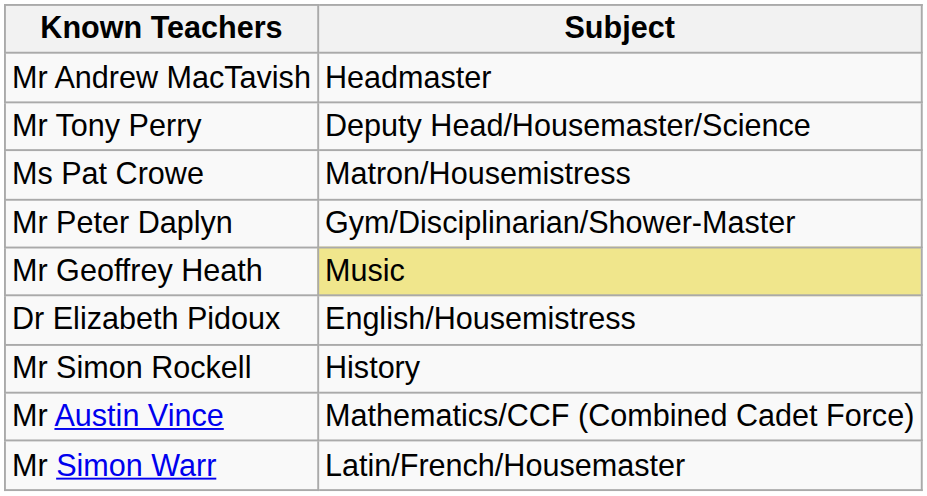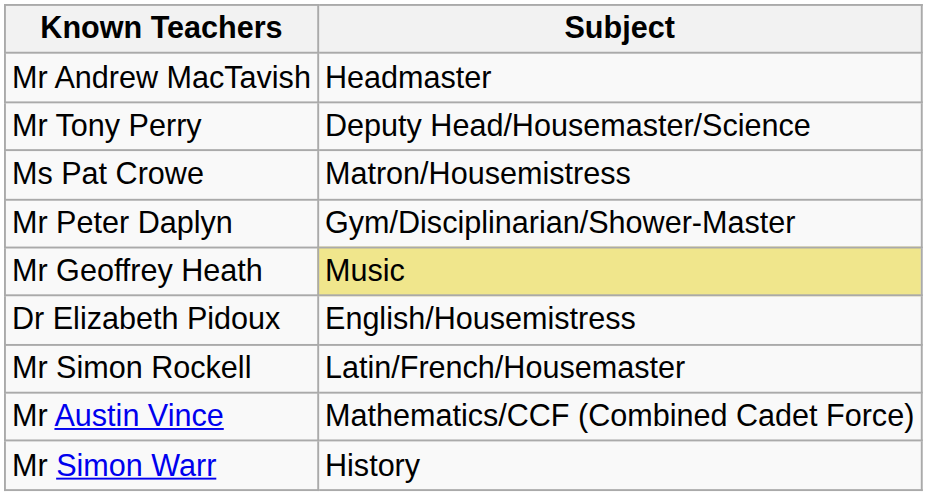(373, 367) History -> (505, 367) Latin/French/Housemaster
(505, 464) Latin/French/Housemaster -> (373, 464) History
